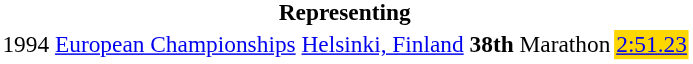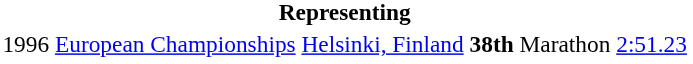(26, 44) 1994 -> (26, 44) 1996
(652, 44) gold background -> (652, 44) no background
